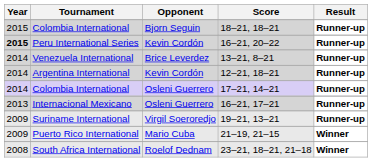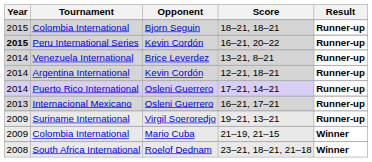(81, 89) Colombia International -> (86, 89) Puerto Rico International
(86, 134) Puerto Rico International -> (81, 134) Colombia International
